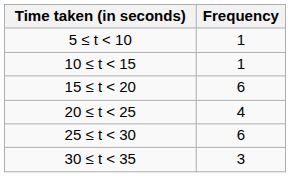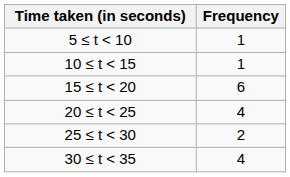(241, 135) 6 -> (241, 135) 2
(241, 159) 3 -> (241, 159) 4
